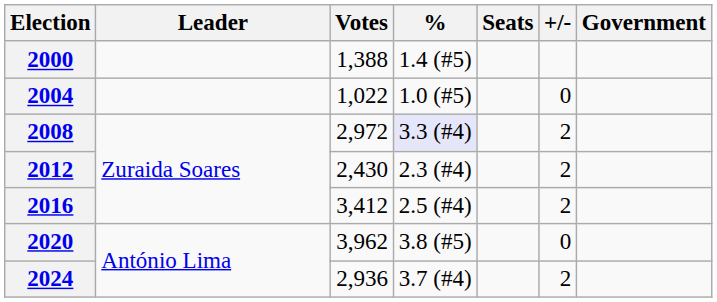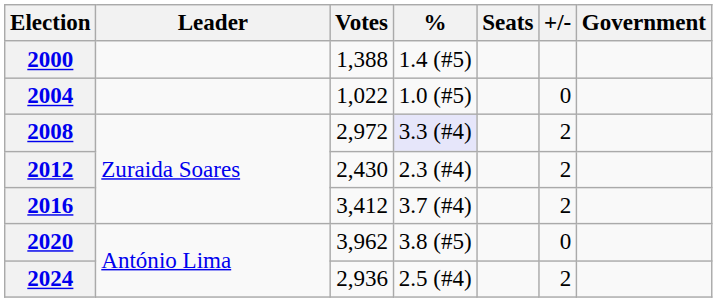(435, 205) 2.5 (#4) -> (435, 205) 3.7 (#4)
(435, 278) 3.7 (#4) -> (435, 278) 2.5 (#4)
